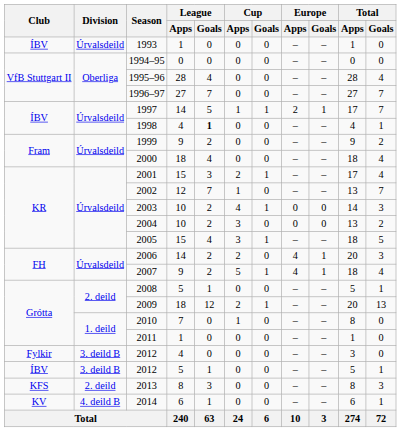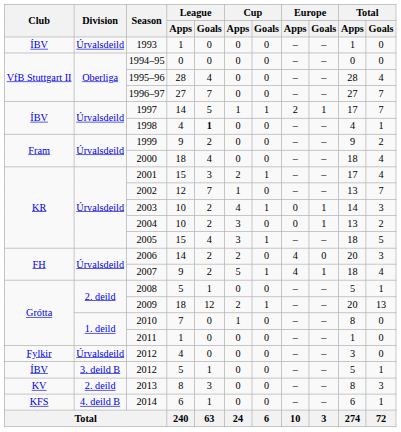(324, 207) 0 -> (324, 207) 1
(324, 223) 0 -> (324, 223) 1
(324, 256) 1 -> (324, 256) 0
(100, 353) 3. deild B -> (100, 353) Úrvalsdeild
(39, 386) KFS -> (39, 386) KV
(39, 402) KV -> (39, 402) KFS
